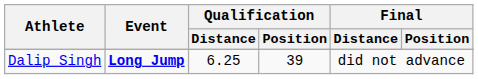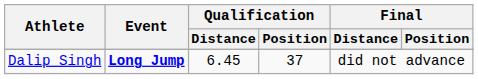(224, 61) 6.25 -> (224, 61) 6.45
(295, 61) 39 -> (295, 61) 37
